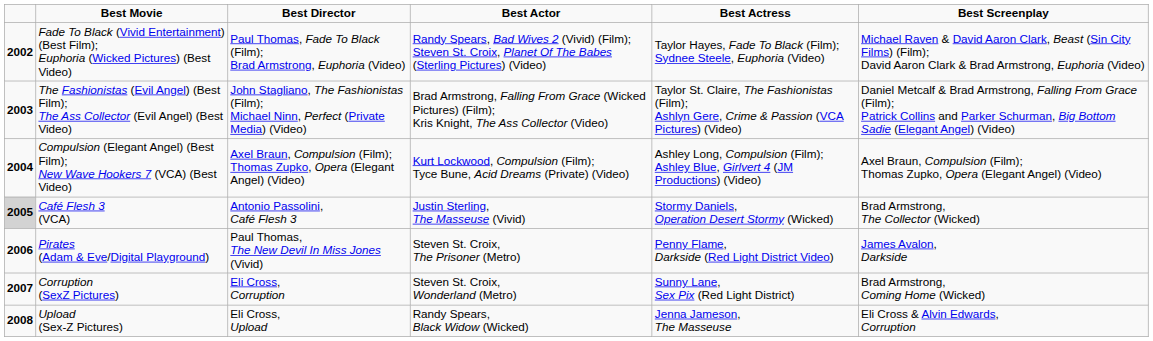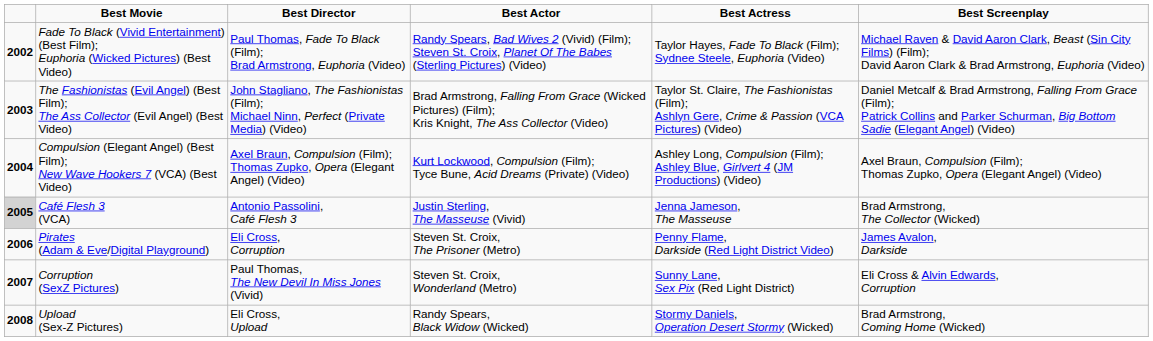(744, 212) Stormy Daniels, Operation Desert Stormy (Wicked) -> (698, 212) Jenna Jameson, The Masseuse
(306, 250) Paul Thomas, The New Devil In Miss Jones (Vivid) -> (258, 244) Eli Cross, Corruption
(258, 289) Eli Cross, Corruption -> (306, 282) Paul Thomas, The New Devil In Miss Jones (Vivid)
(923, 289) Brad Armstrong, Coming Home (Wicked) -> (930, 282) Eli Cross & Alvin Edwards, Corruption
(698, 320) Jenna Jameson, The Masseuse -> (744, 320) Stormy Daniels, Operation Desert Stormy (Wicked)
(930, 320) Eli Cross & Alvin Edwards, Corruption -> (923, 320) Brad Armstrong, Coming Home (Wicked)
